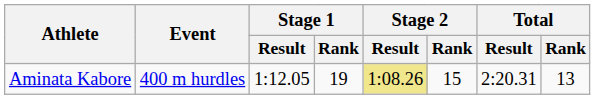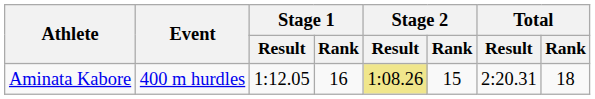(339, 79) 19 -> (339, 79) 16
(566, 79) 13 -> (566, 79) 18
